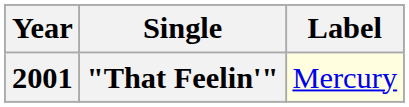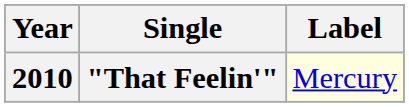(42, 76) 2001 -> (42, 76) 2010
